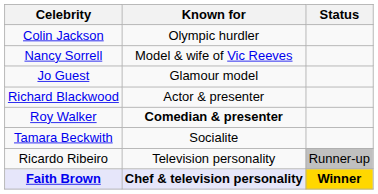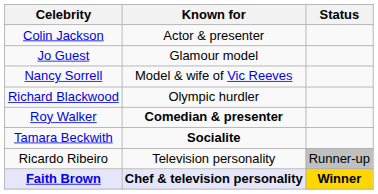(214, 35) Olympic hurdler -> (214, 35) Actor & presenter
rows swapped: (63, 76) <-> (63, 55)
(214, 96) Actor & presenter -> (214, 96) Olympic hurdler
(214, 138) normal -> (214, 138) bold
